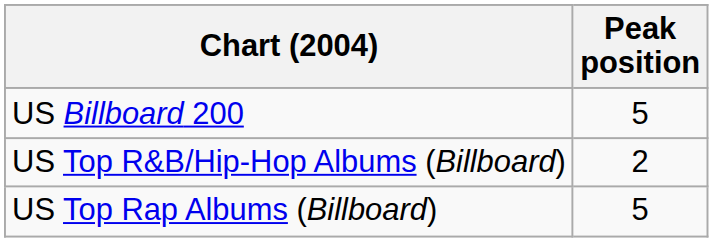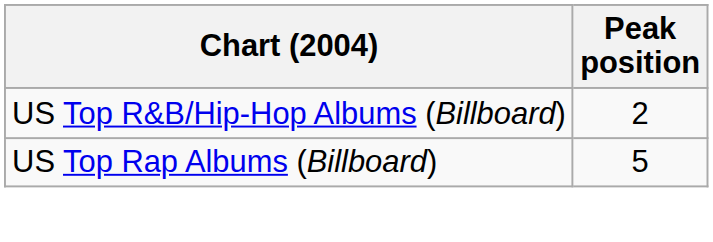- row: (128, 112)
